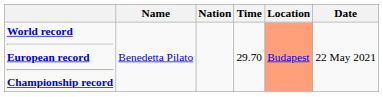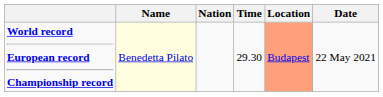(156, 57) no background -> (156, 57) lightyellow background
(249, 57) 29.70 -> (249, 57) 29.30
